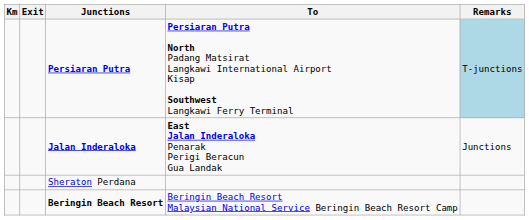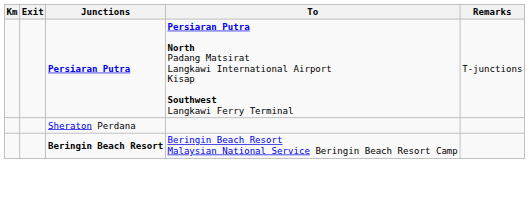(492, 69) lightblue background -> (492, 69) no background
- row: (92, 146)
